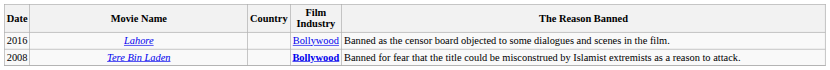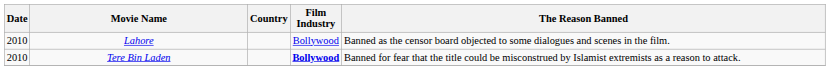(17, 40) 2016 -> (17, 40) 2010
(17, 57) 2008 -> (17, 57) 2010
